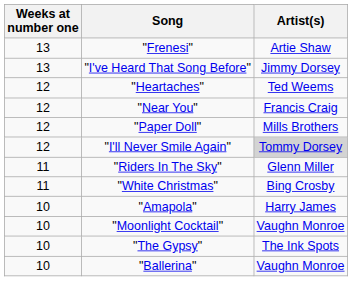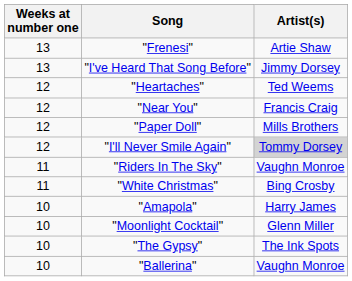(301, 166) Glenn Miller -> (301, 166) Vaughn Monroe
(301, 226) Vaughn Monroe -> (301, 226) Glenn Miller
